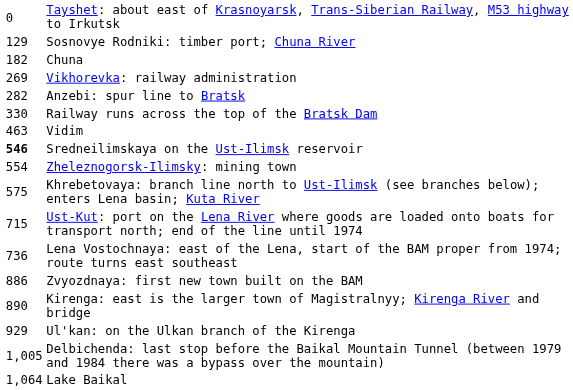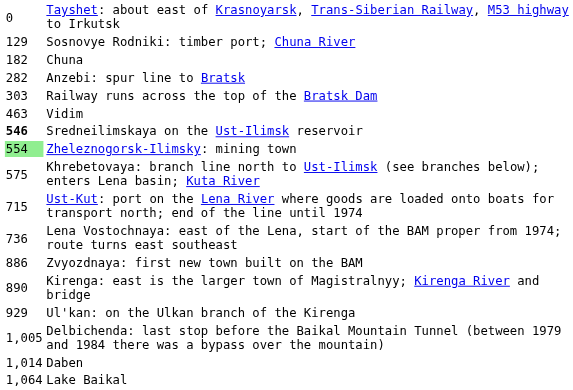- row: (171, 78)
(17, 113) 330 -> (17, 95) 303
(17, 167) no background -> (17, 149) lightgreen background
+ row: (65, 362)
